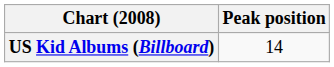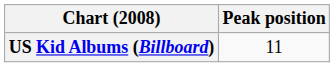(274, 47) 14 -> (274, 47) 11
